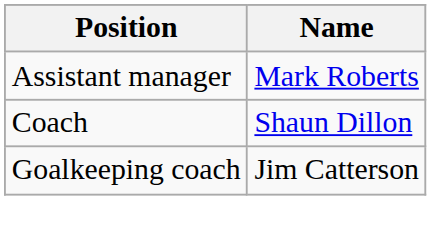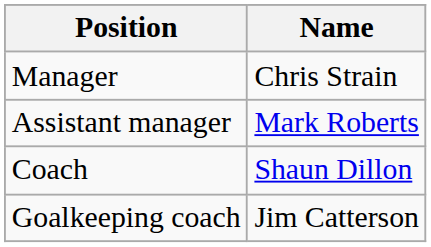+ row: (65, 75)
